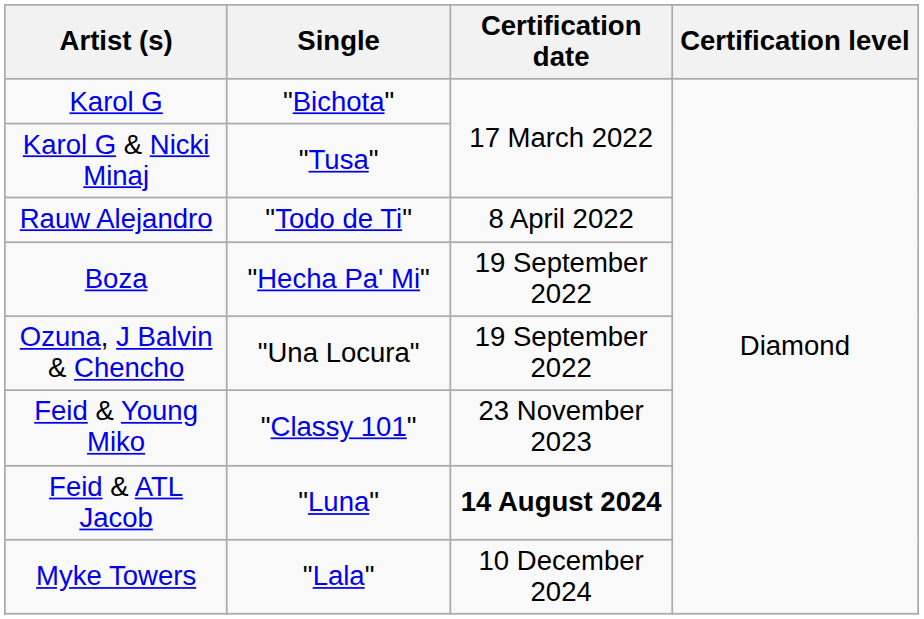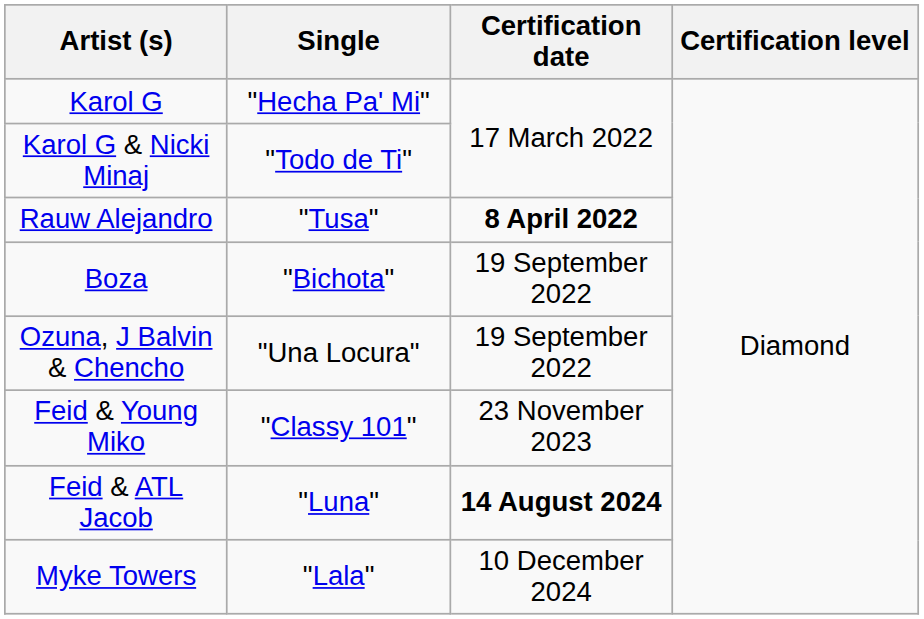(339, 100) "Bichota" -> (339, 100) "Hecha Pa' Mi"
(339, 160) "Tusa" -> (339, 160) "Todo de Ti"
(339, 219) "Todo de Ti" -> (339, 219) "Tusa"
(561, 219) normal -> (561, 219) bold
(339, 278) "Hecha Pa' Mi" -> (339, 278) "Bichota"
